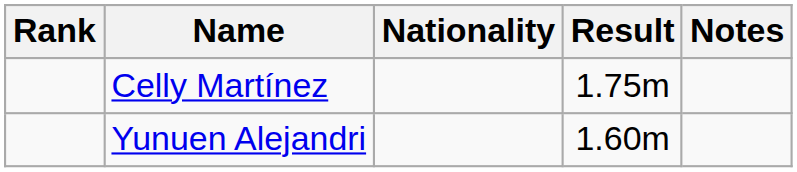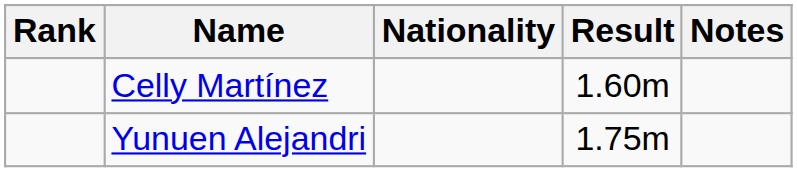(623, 85) 1.75m -> (623, 85) 1.60m
(623, 138) 1.60m -> (623, 138) 1.75m
